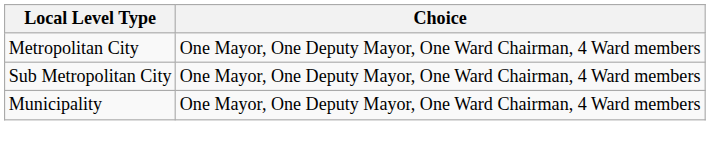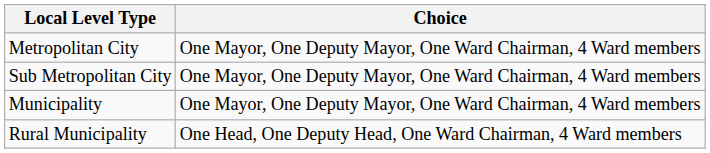+ row: (78, 133)
